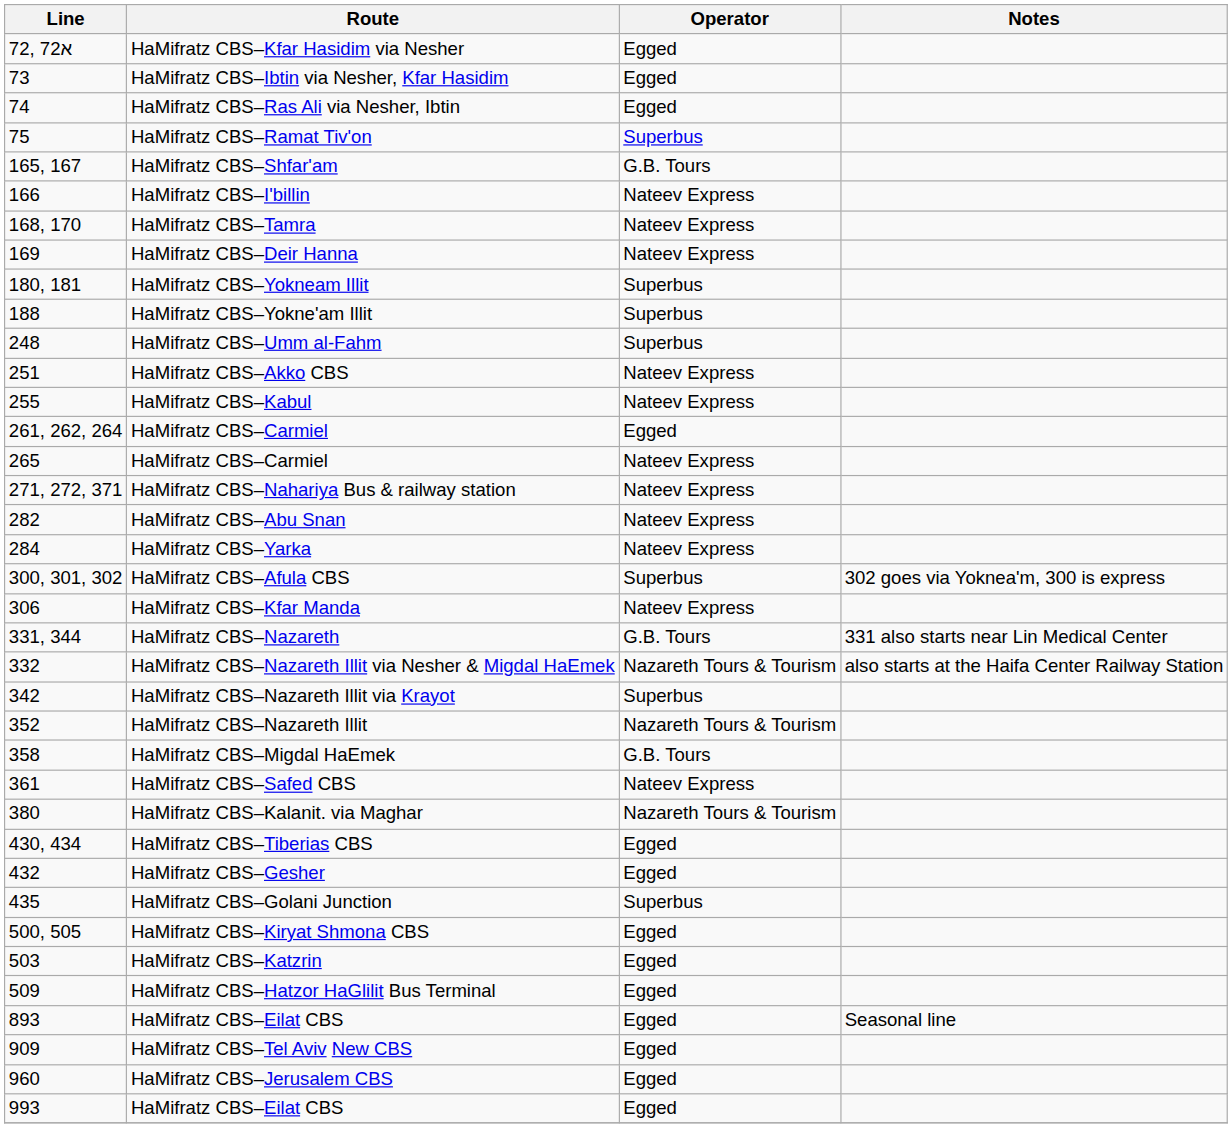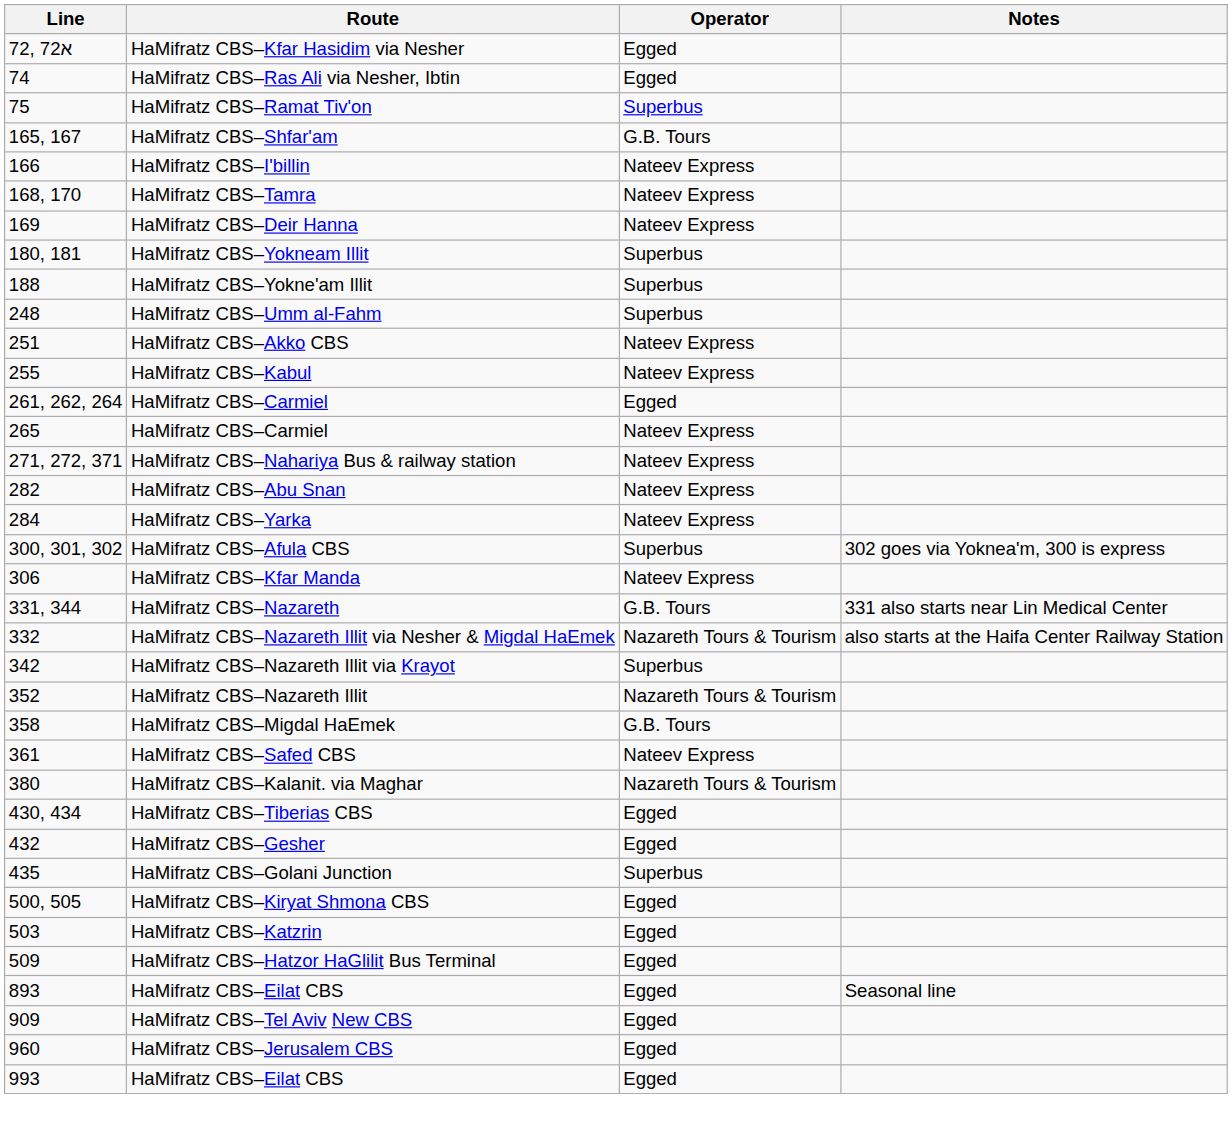- row: (19, 78)
